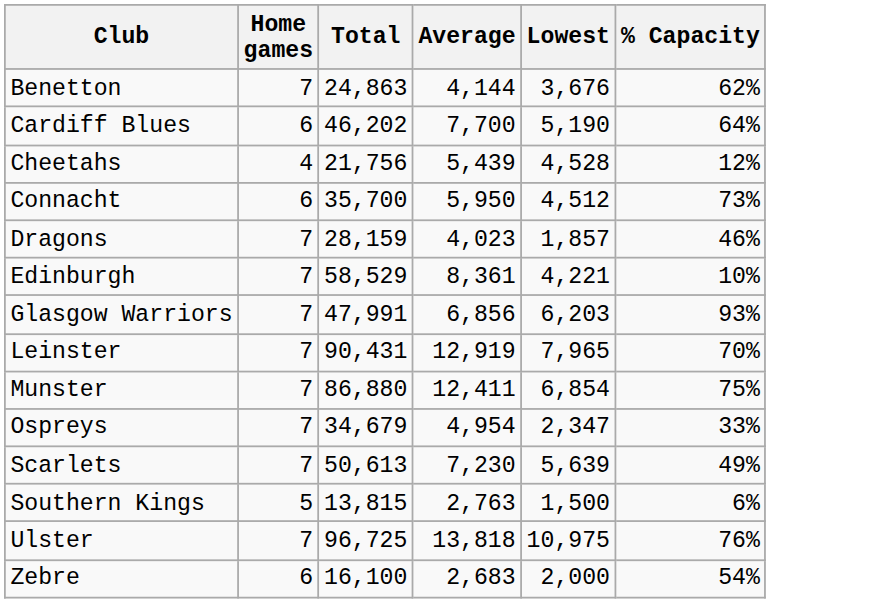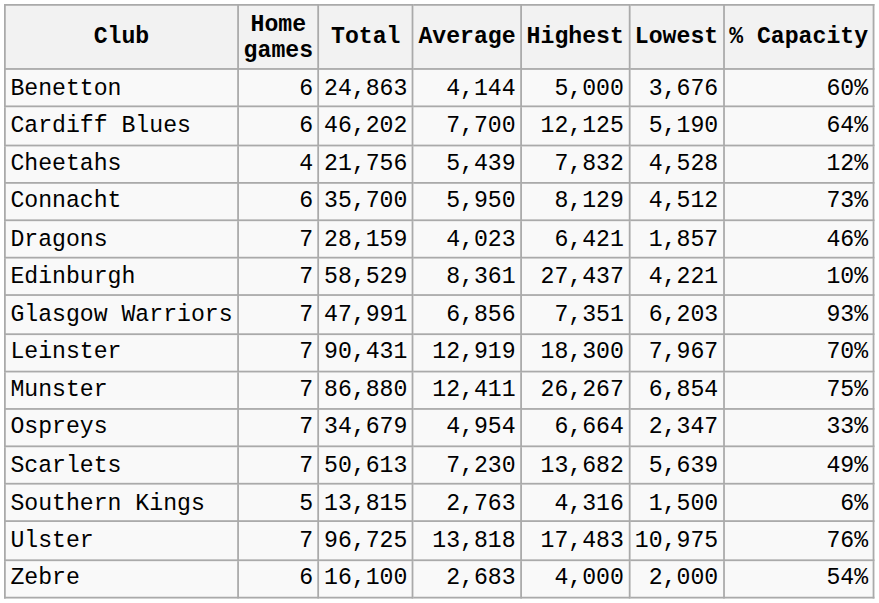+ column: (575, 37)
(306, 88) 7 -> (306, 88) 6
(739, 88) 62% -> (847, 88) 60%
(575, 352) 7,965 -> (683, 352) 7,967
